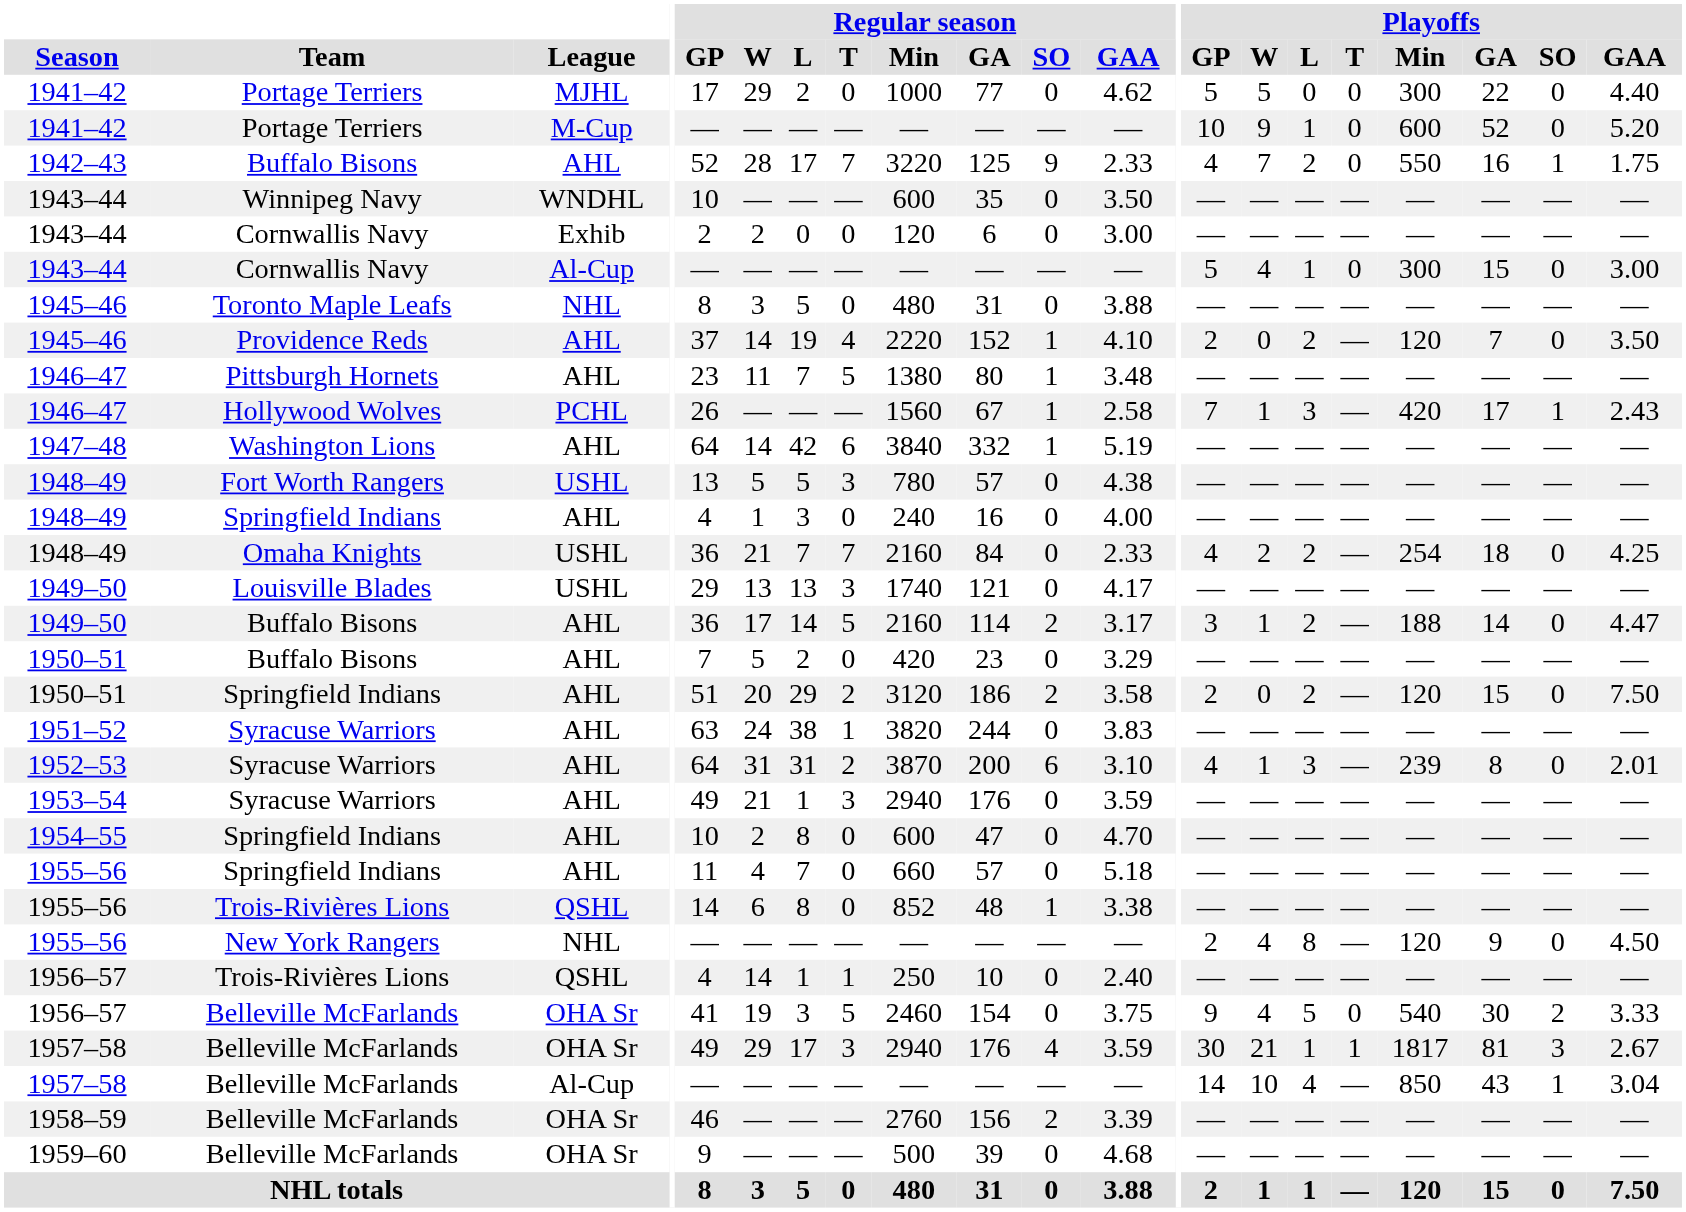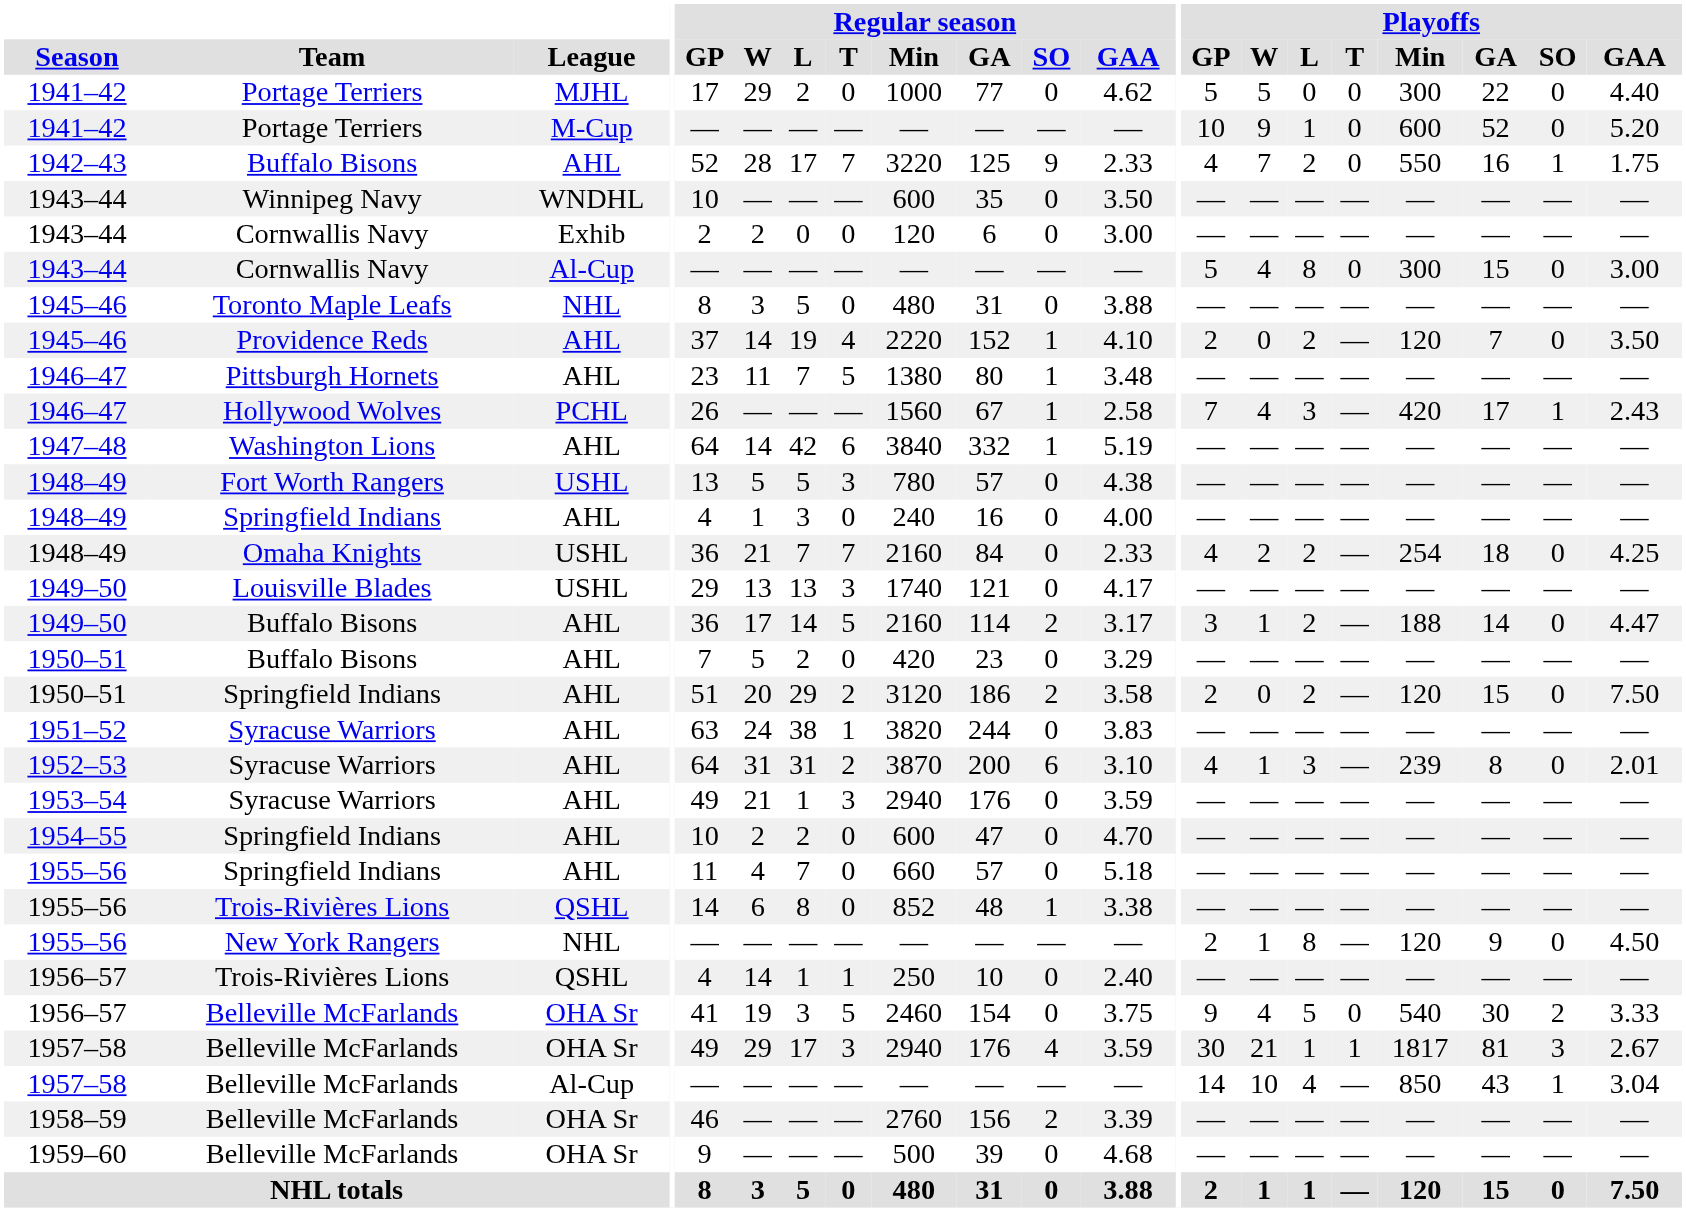(1309, 269) 1 -> (1309, 269) 8
(1264, 410) 1 -> (1264, 410) 4
(803, 835) 8 -> (803, 835) 2
(1264, 941) 4 -> (1264, 941) 1
